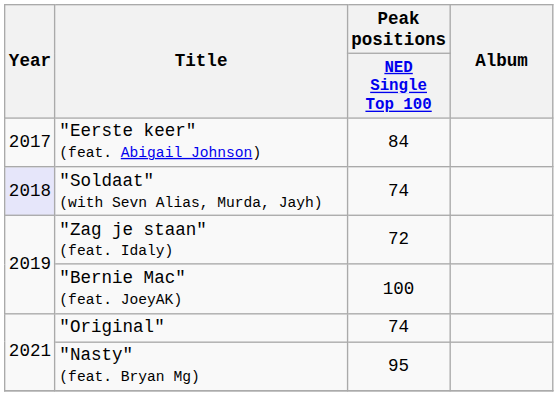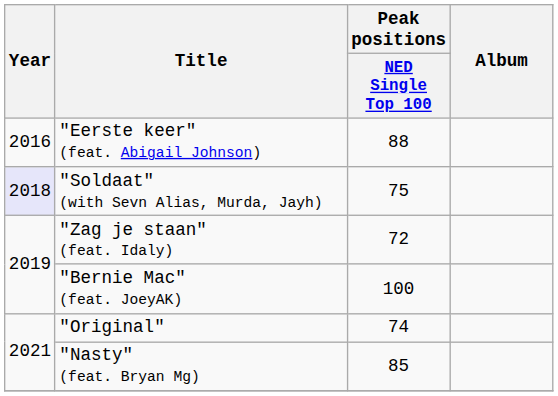(30, 142) 2017 -> (30, 142) 2016
(399, 142) 84 -> (399, 142) 88
(399, 191) 74 -> (399, 191) 75
(399, 366) 95 -> (399, 366) 85
